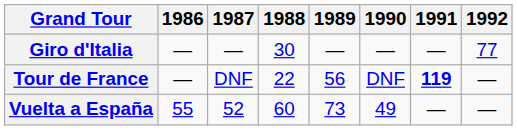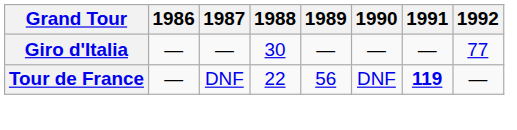- row: (81, 109)
